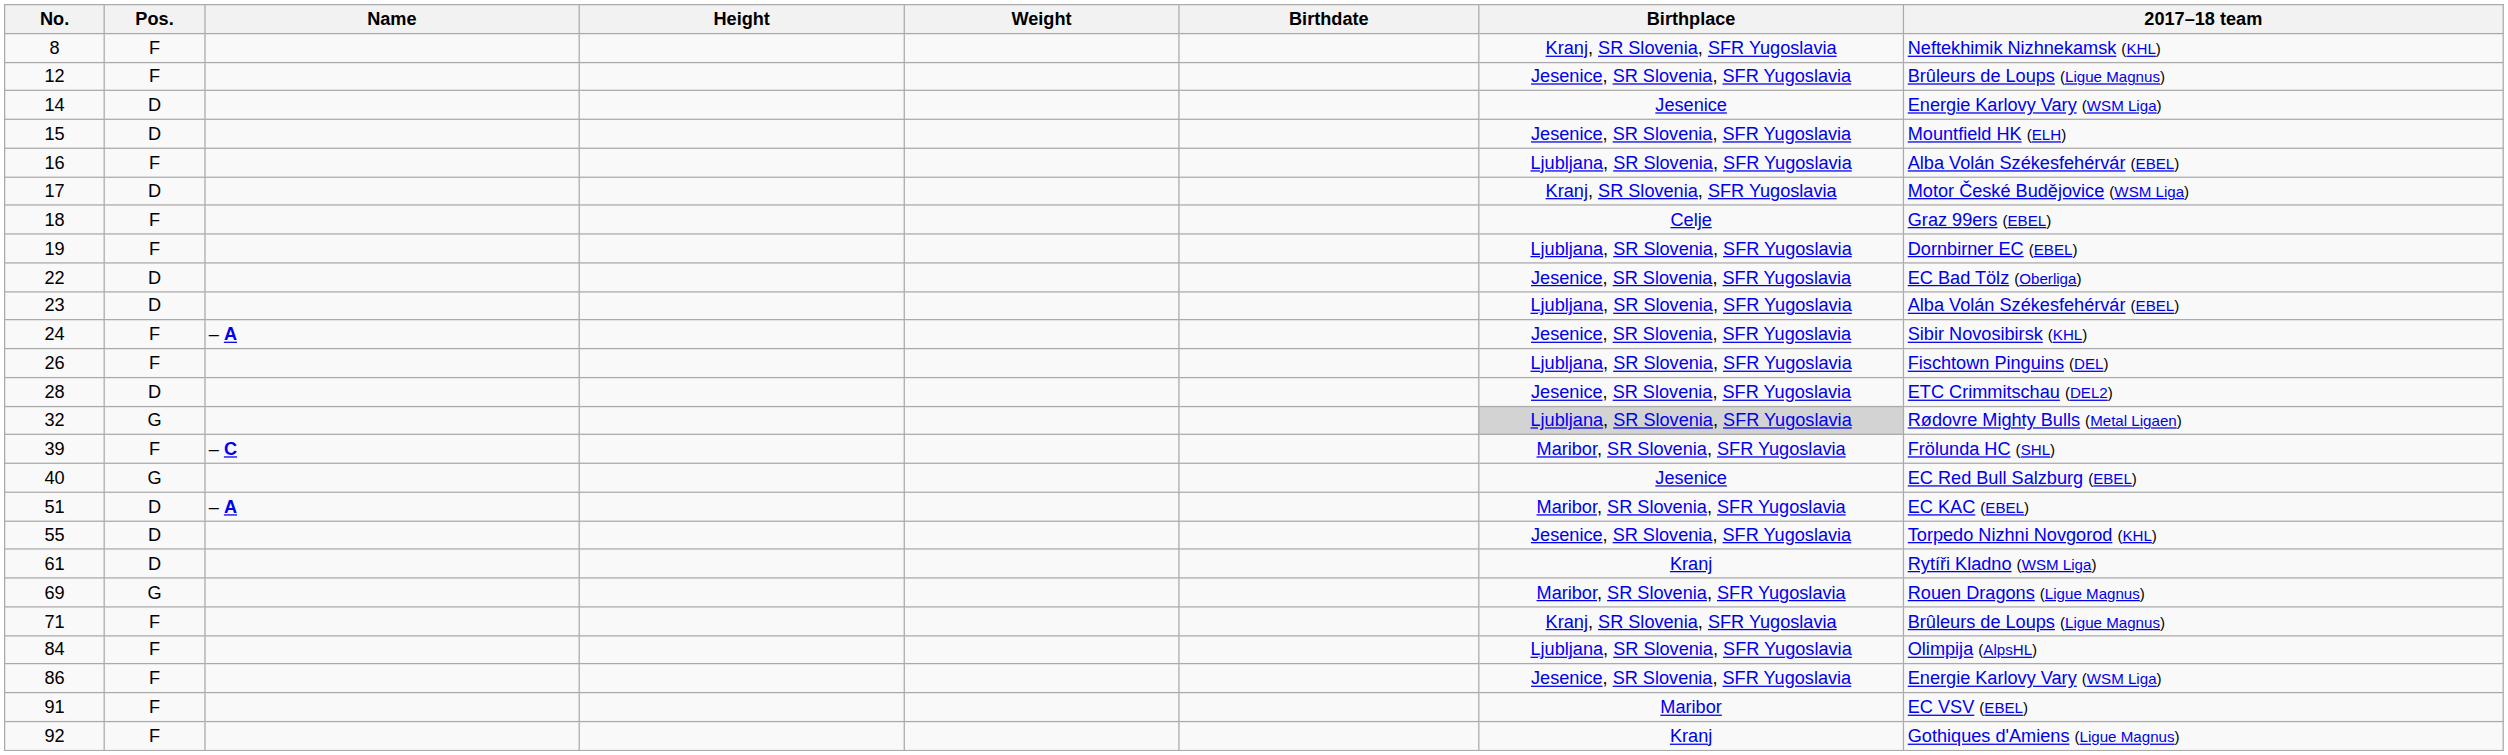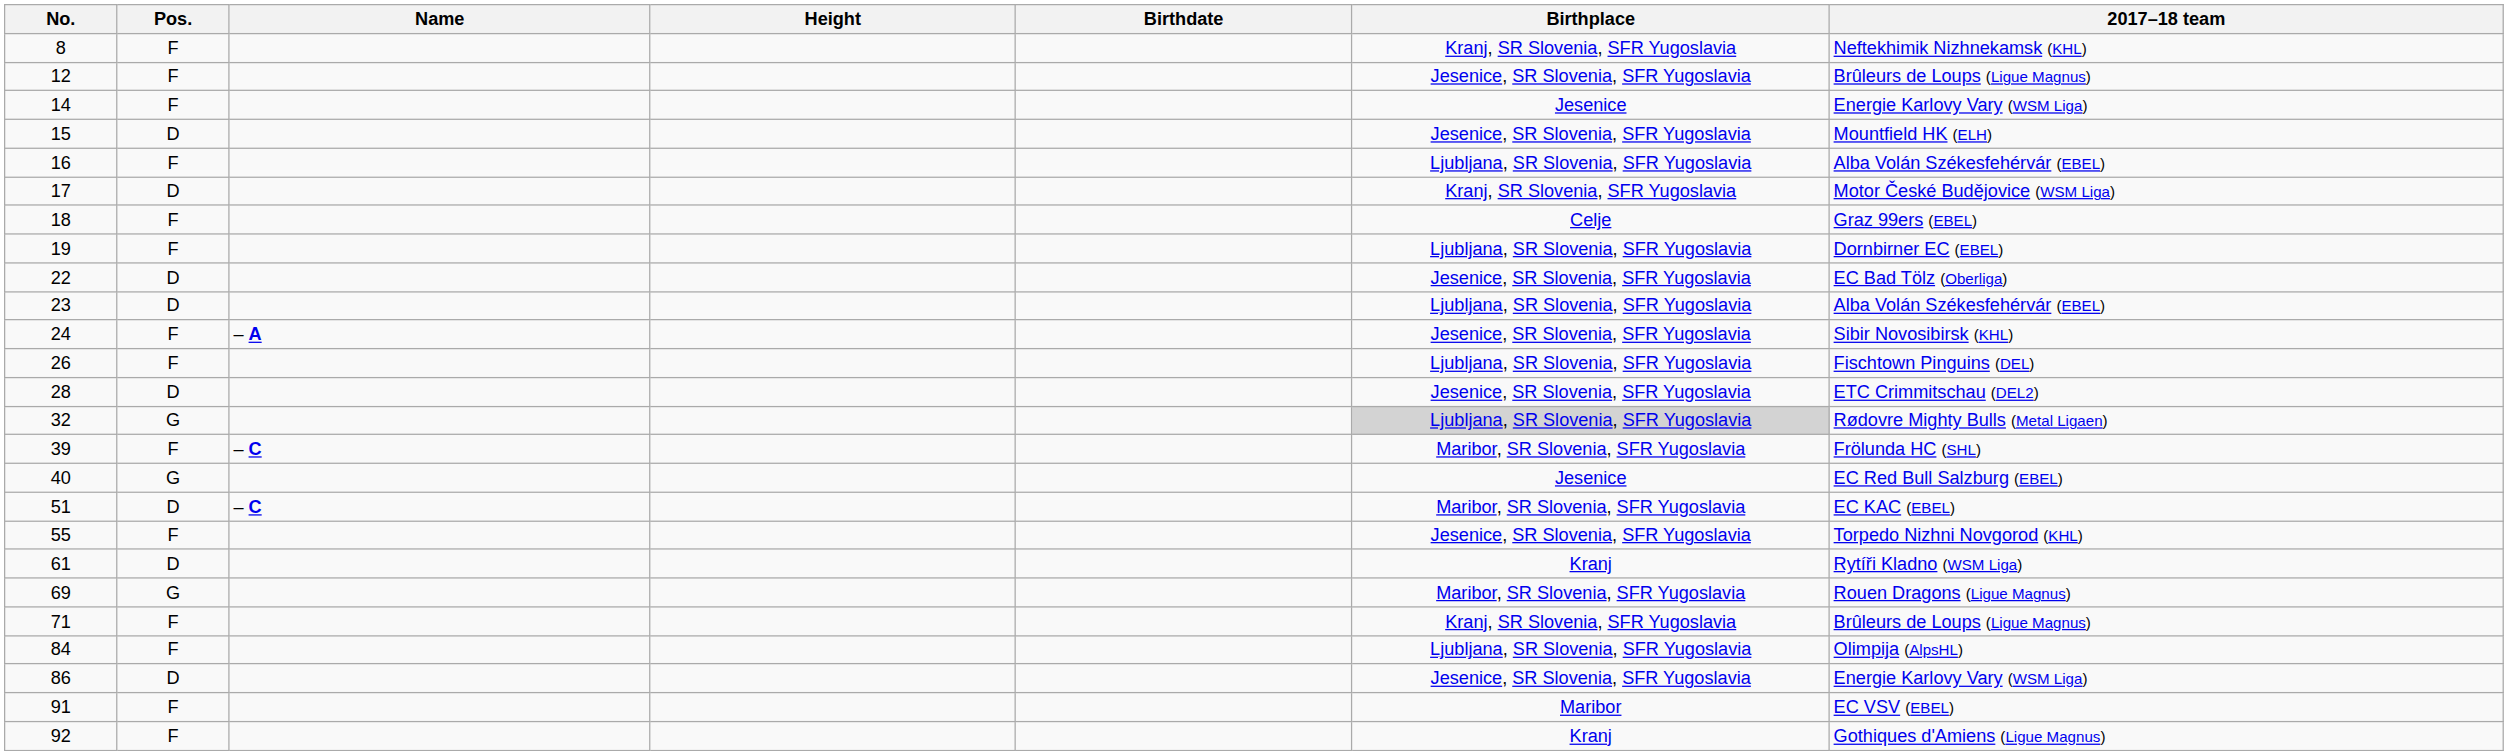- column: (1041, 19)
(155, 105) D -> (173, 105) F
(223, 507) – A -> (248, 507) – C
(155, 535) D -> (173, 535) F
(155, 679) F -> (173, 679) D
